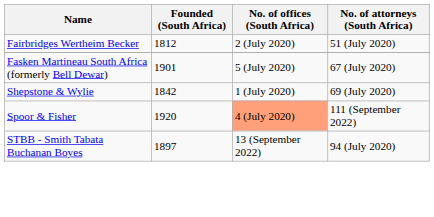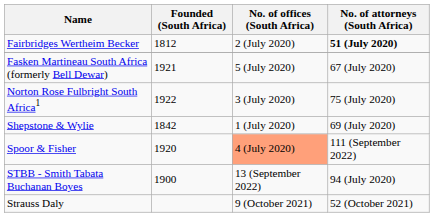(363, 43) normal -> (364, 43) bold
(165, 67) 1901 -> (165, 67) 1921
+ row: (72, 99)
(165, 146) 1897 -> (165, 179) 1900
+ row: (35, 203)
